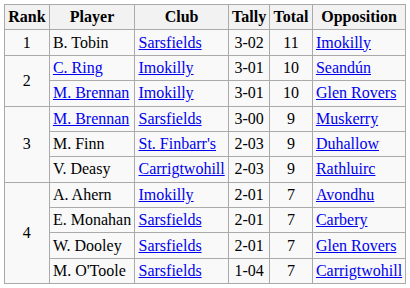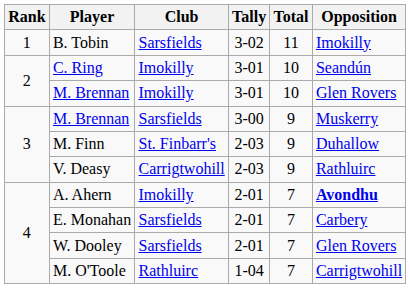(345, 194) normal -> (347, 194) bold
(170, 270) Sarsfields -> (168, 270) Rathluirc
